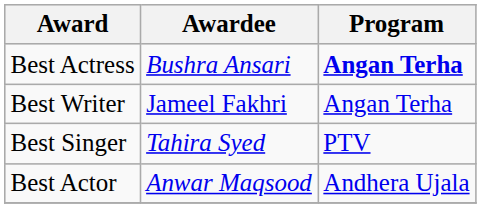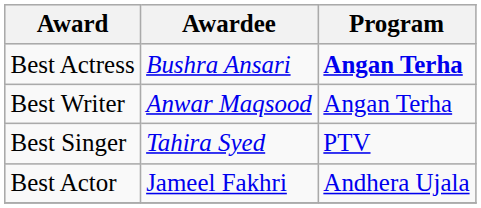(216, 103) Jameel Fakhri -> (229, 103) Anwar Maqsood
(229, 182) Anwar Maqsood -> (216, 182) Jameel Fakhri
